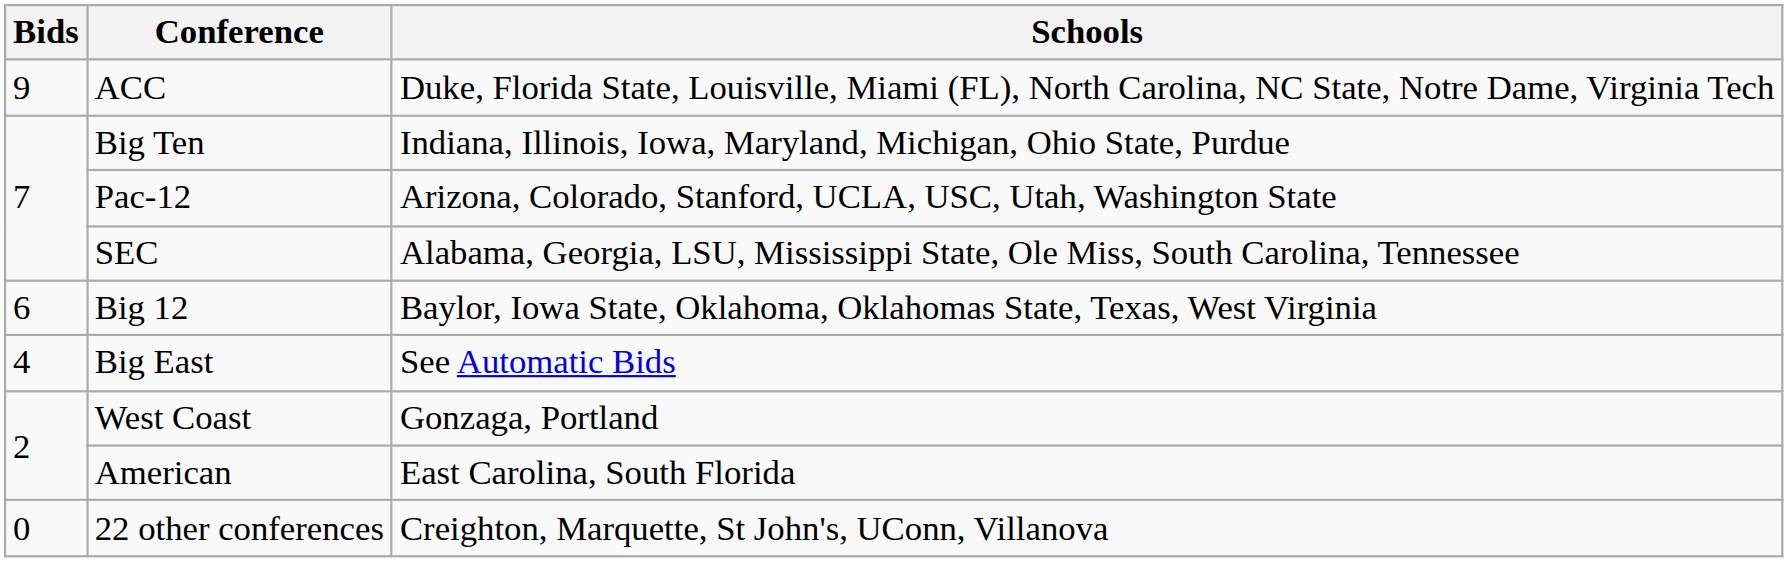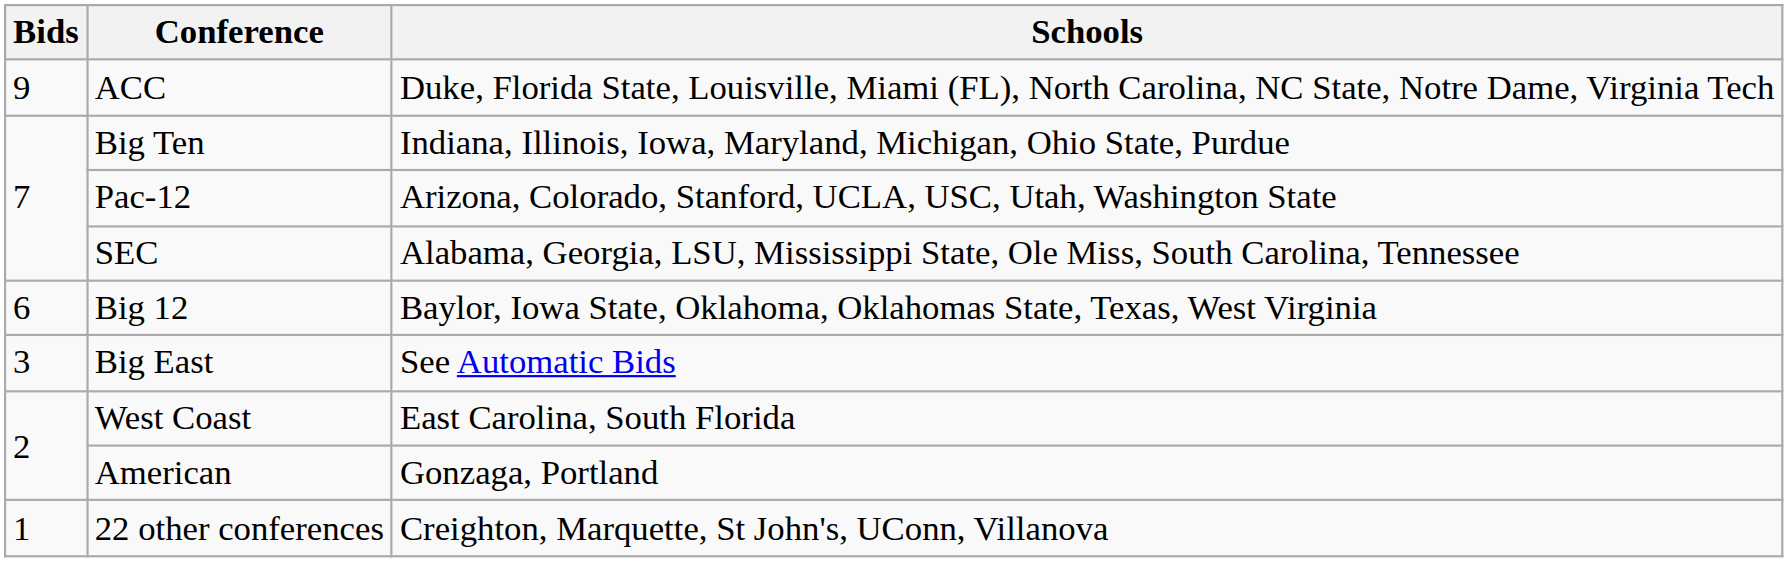(22, 362) 4 -> (22, 362) 3
(529, 417) Gonzaga, Portland -> (598, 417) East Carolina, South Florida
(598, 472) East Carolina, South Florida -> (529, 472) Gonzaga, Portland
(22, 527) 0 -> (22, 527) 1
